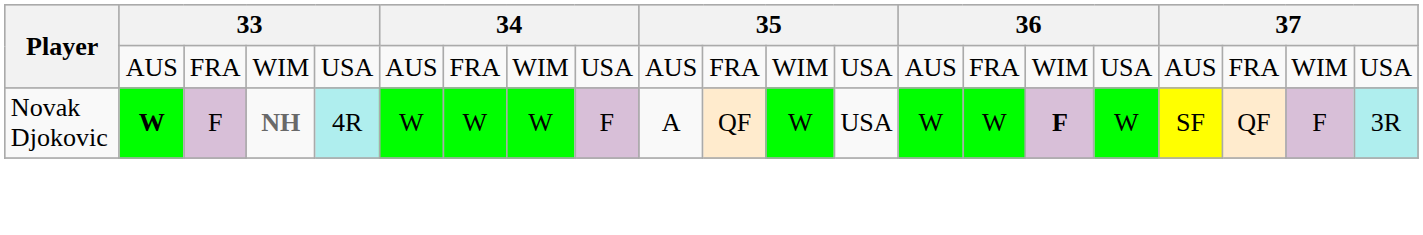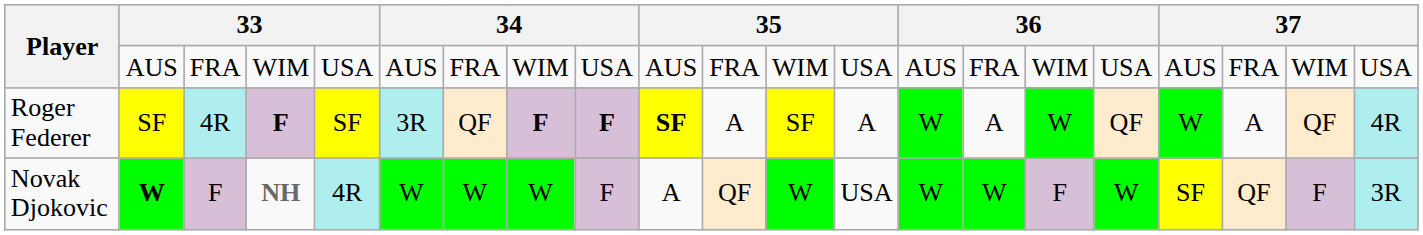+ row: (51, 122)
(1060, 122) bold -> (1060, 193) normal
